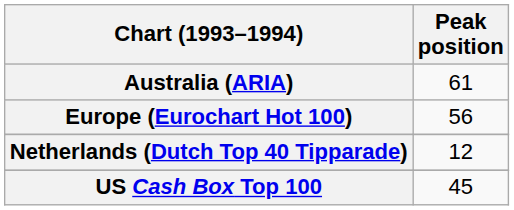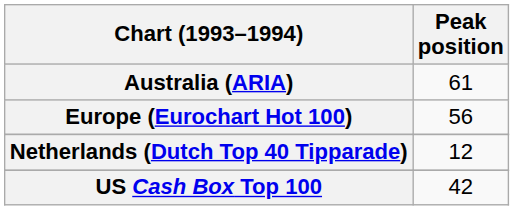(461, 186) 45 -> (461, 186) 42
